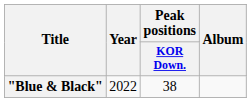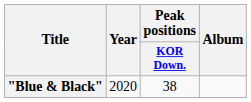(123, 86) 2022 -> (123, 86) 2020
